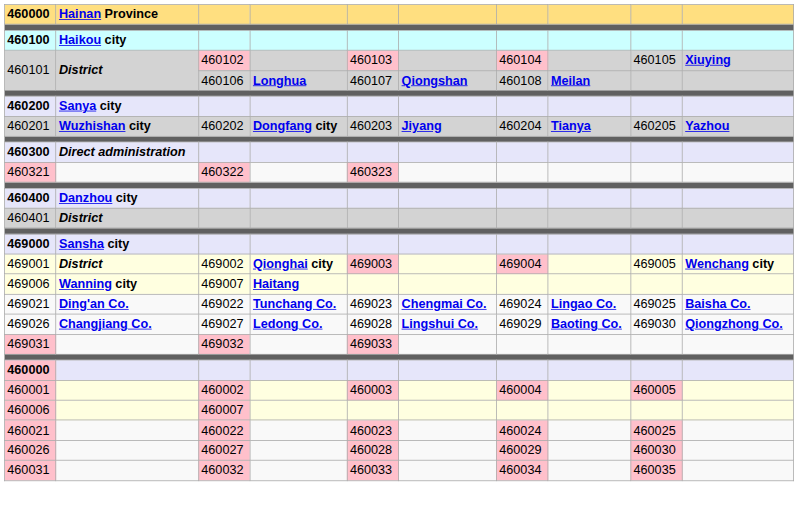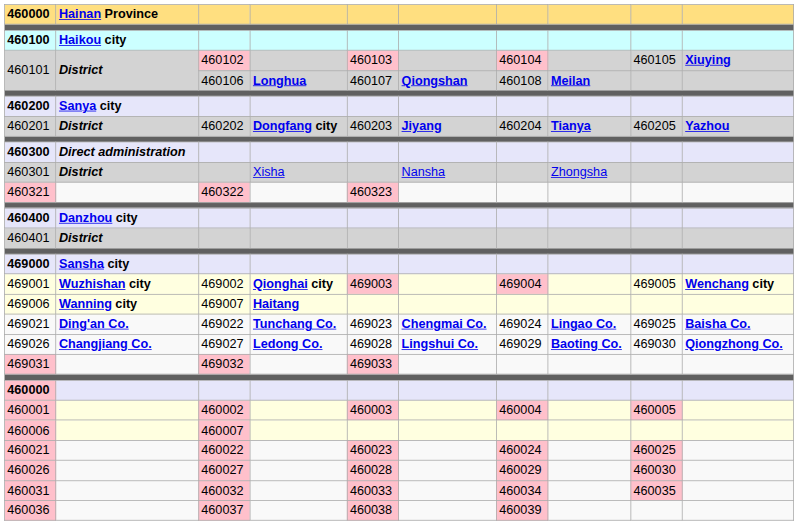(105, 126) Wuzhishan city -> (81, 126) District
+ row: (28, 172)
(81, 264) District -> (105, 284) Wuzhishan city
+ row: (28, 510)
